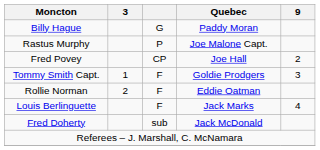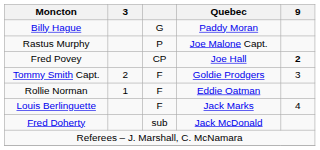(298, 59) normal -> (298, 59) bold
(125, 75) 1 -> (125, 75) 2
(125, 91) 2 -> (125, 91) 1
